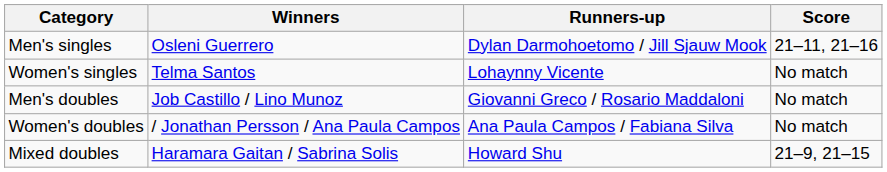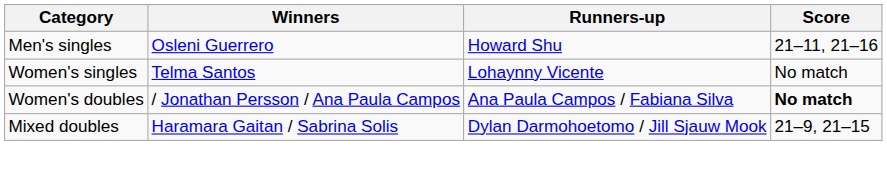(617, 45) Dylan Darmohoetomo / Jill Sjauw Mook -> (515, 45) Howard Shu
- row: (63, 99)
(811, 126) normal -> (814, 99) bold
(515, 153) Howard Shu -> (617, 126) Dylan Darmohoetomo / Jill Sjauw Mook
